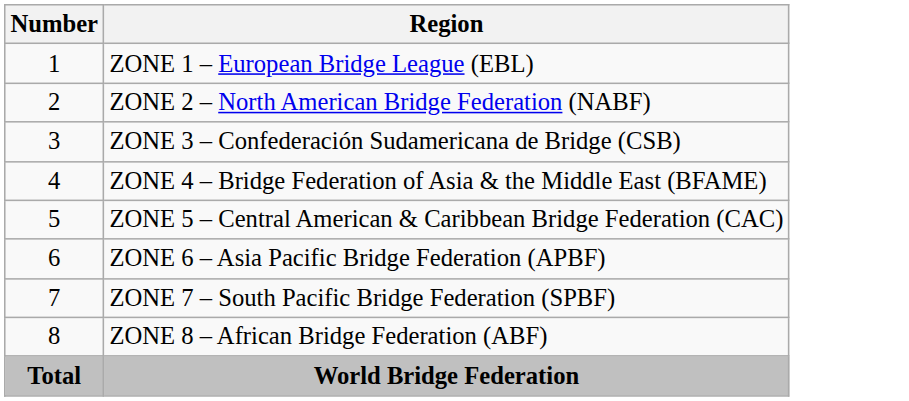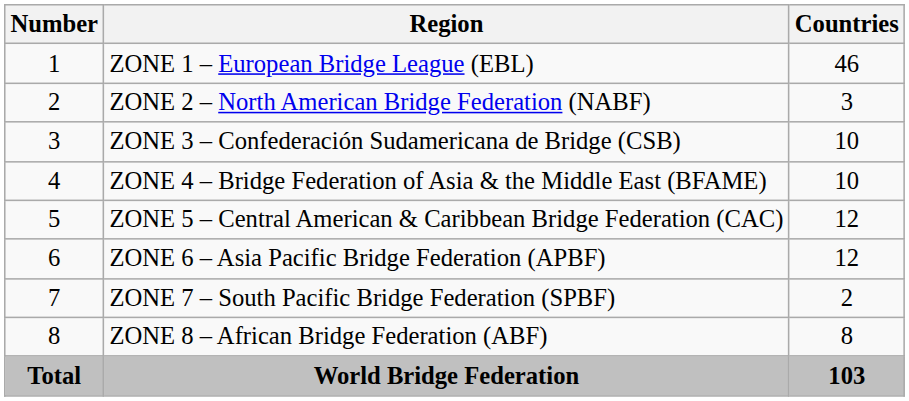+ column: (847, 24)
